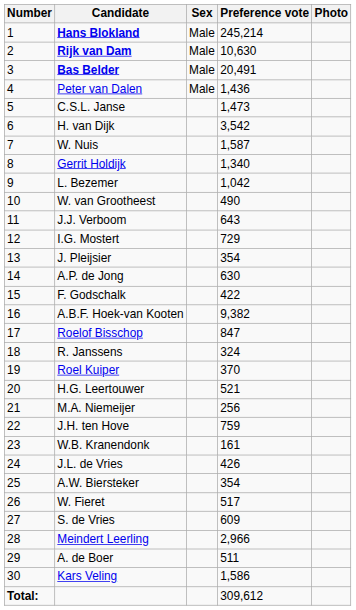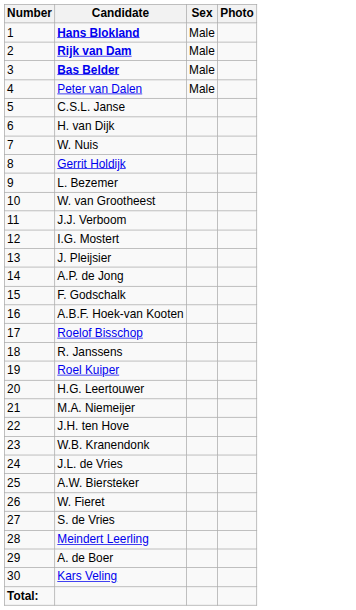- column: (265, 13)
